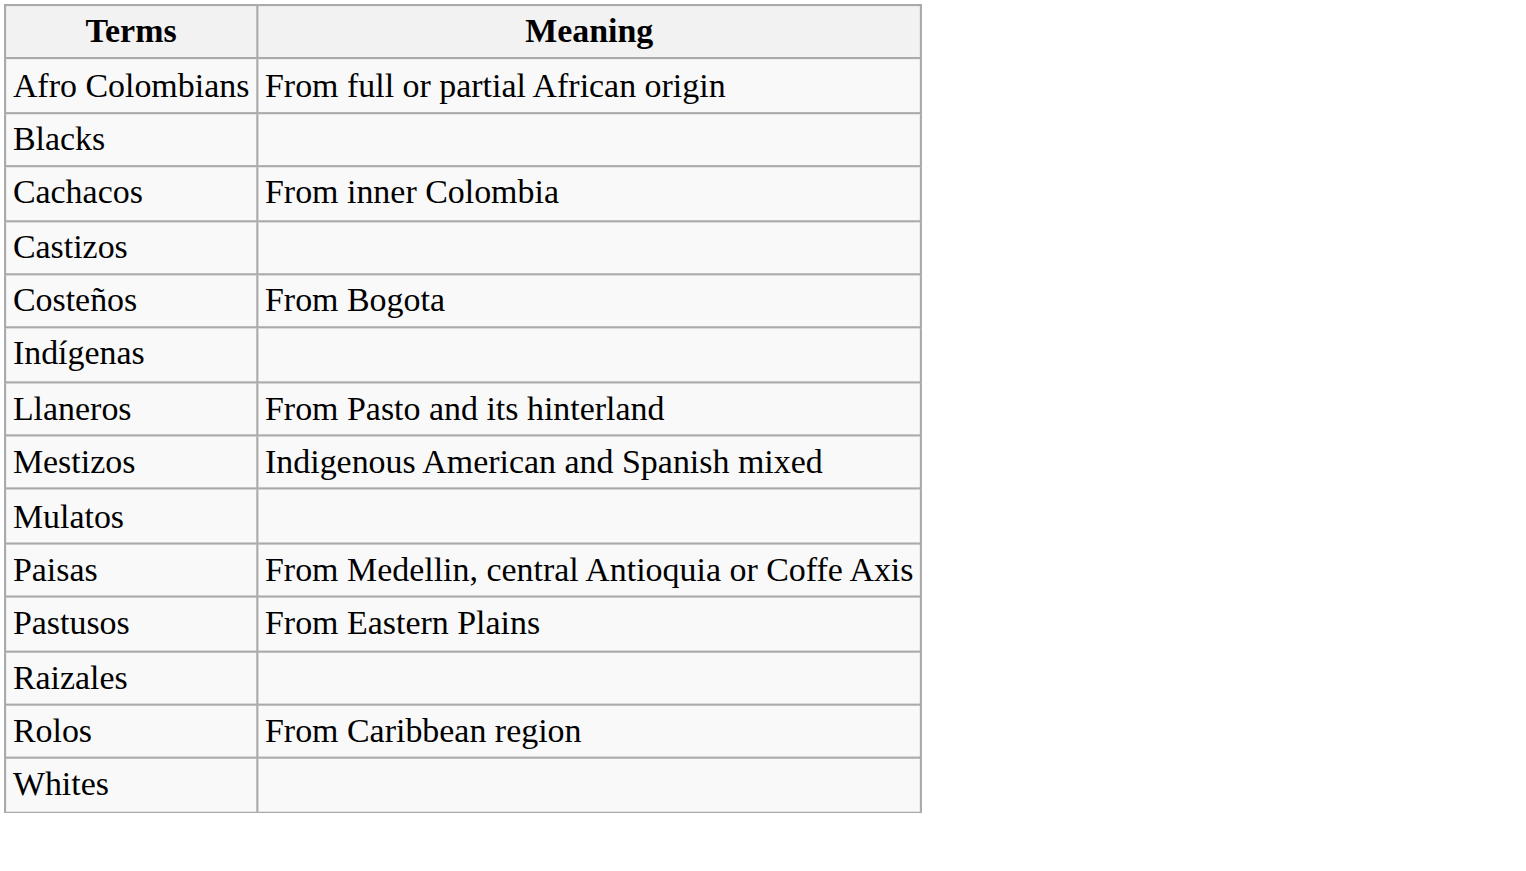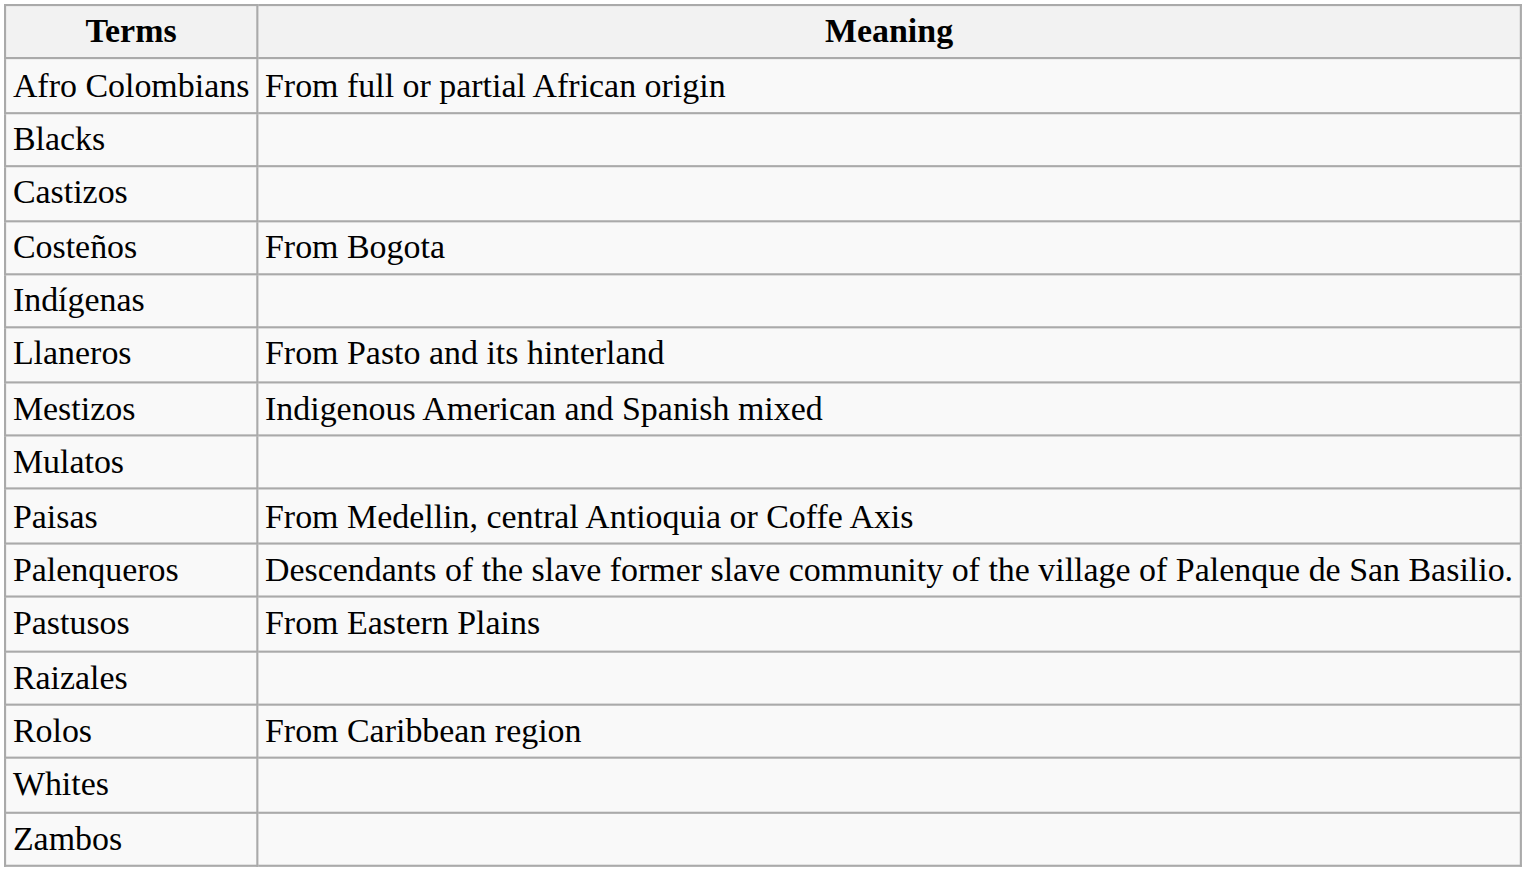- row: (78, 192)
+ row: (96, 569)
+ row: (68, 838)
